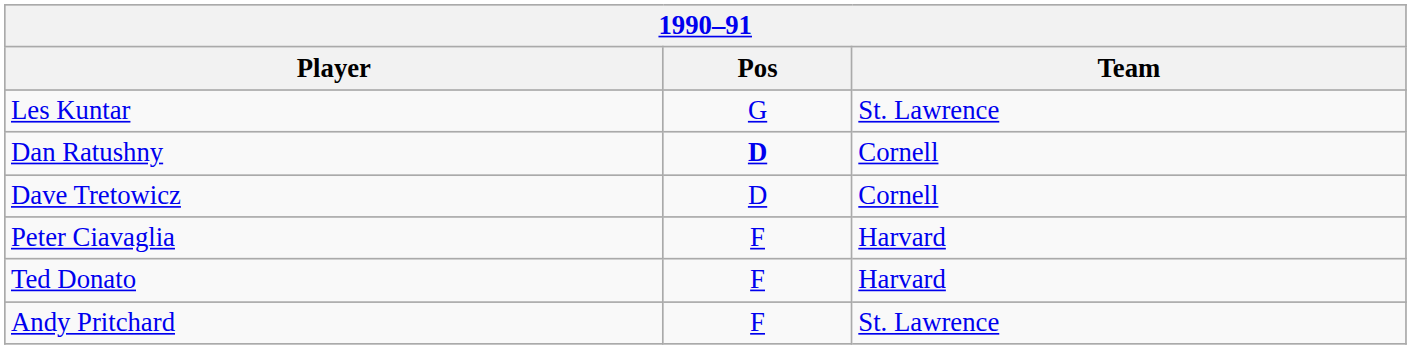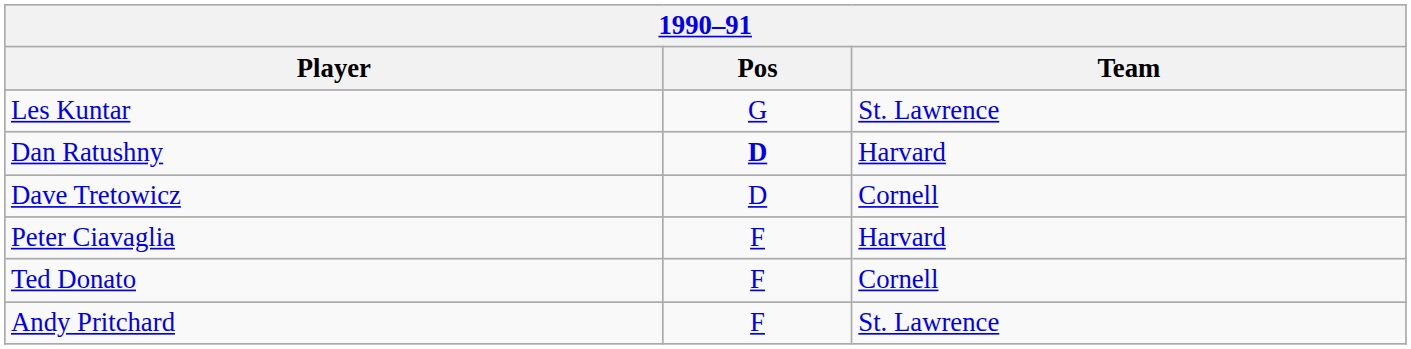(898, 152) Cornell -> (902, 152) Harvard
(902, 279) Harvard -> (898, 279) Cornell
